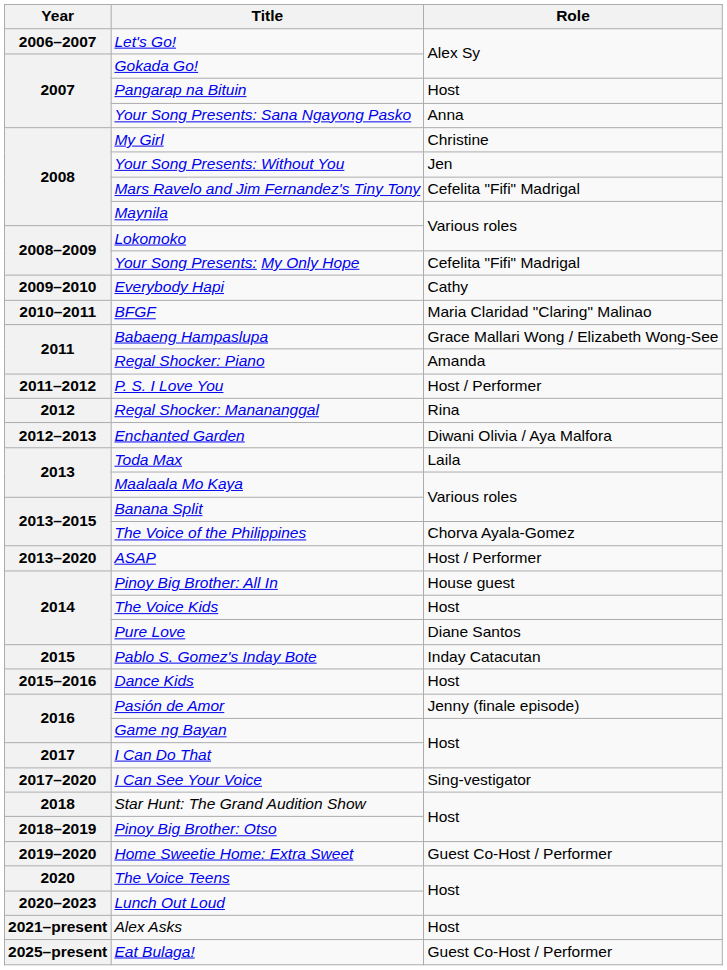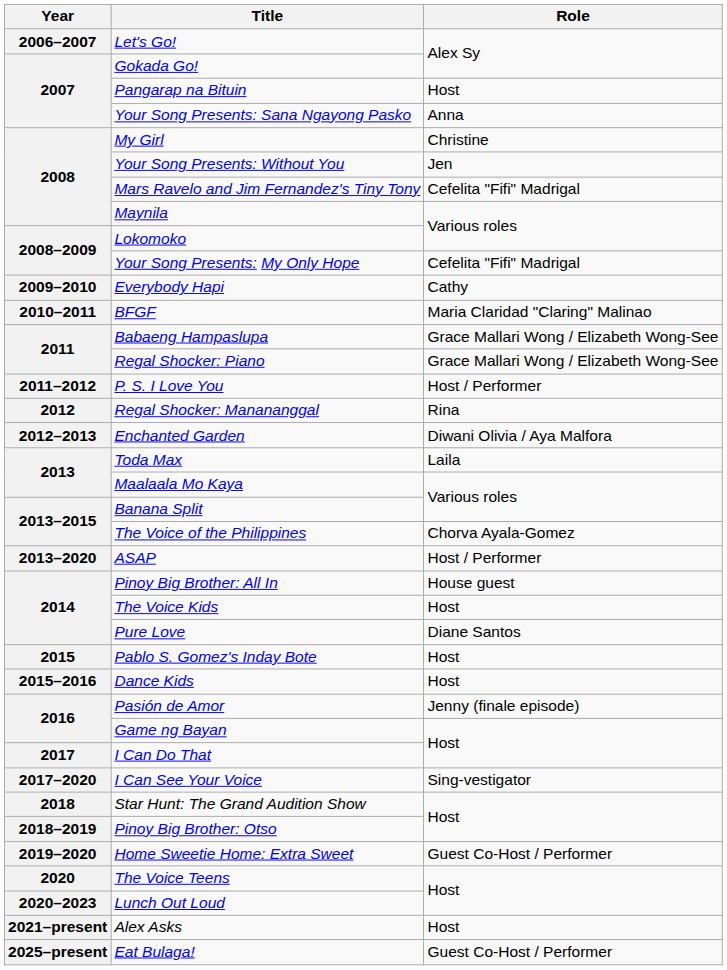(456, 361) Amanda -> (573, 361) Grace Mallari Wong / Elizabeth Wong-See
(484, 656) Inday Catacutan -> (443, 656) Host
